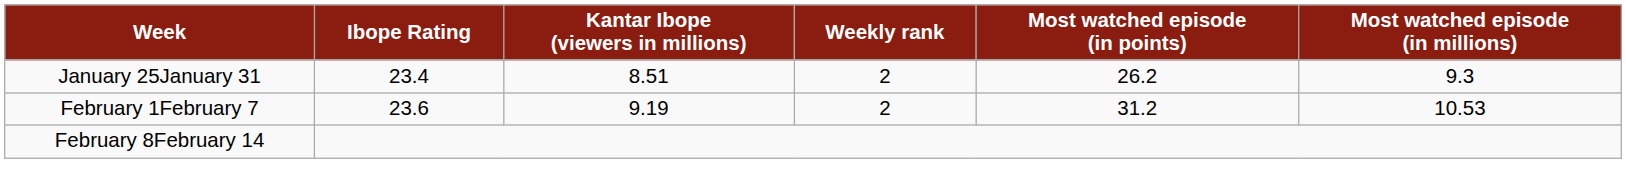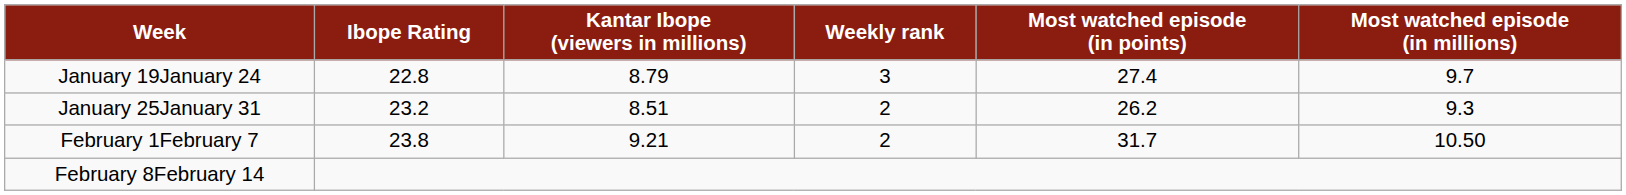+ row: (160, 76)
(409, 76) 23.4 -> (409, 108) 23.2
(409, 108) 23.6 -> (409, 141) 23.8
(649, 108) 9.19 -> (649, 141) 9.21
(1137, 108) 31.2 -> (1137, 141) 31.7
(1460, 108) 10.53 -> (1460, 141) 10.50
